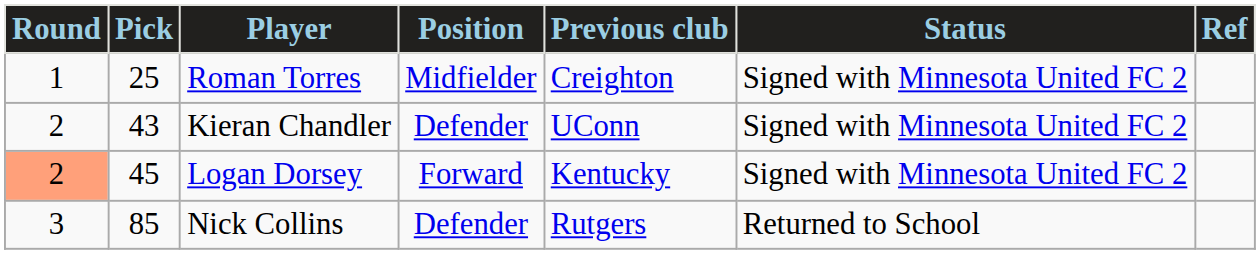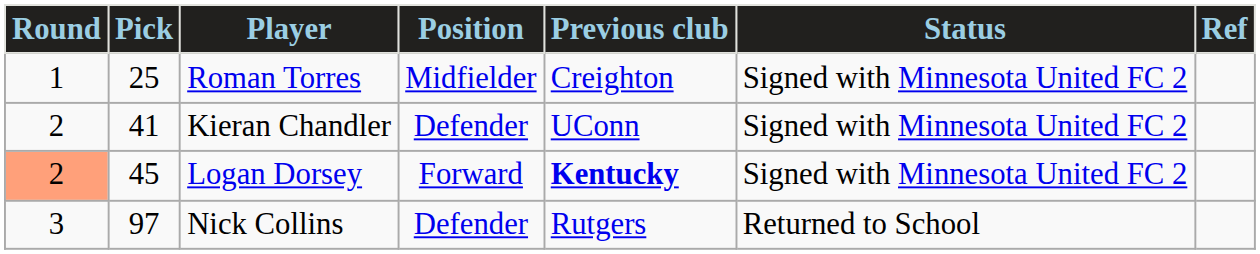(144, 126) 43 -> (144, 126) 41
(610, 175) normal -> (615, 175) bold
(144, 223) 85 -> (144, 223) 97
